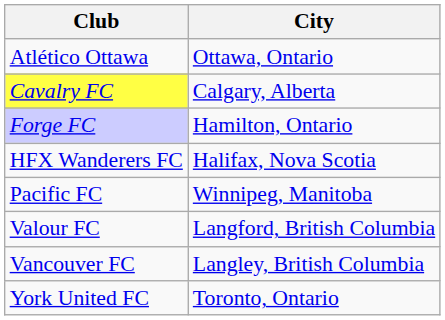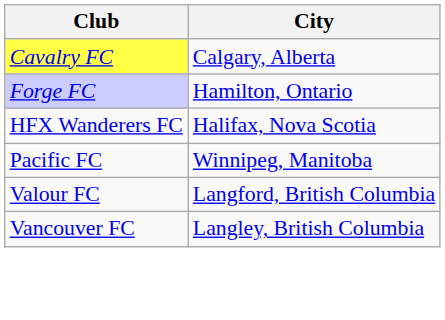- row: (79, 56)
- row: (79, 297)
